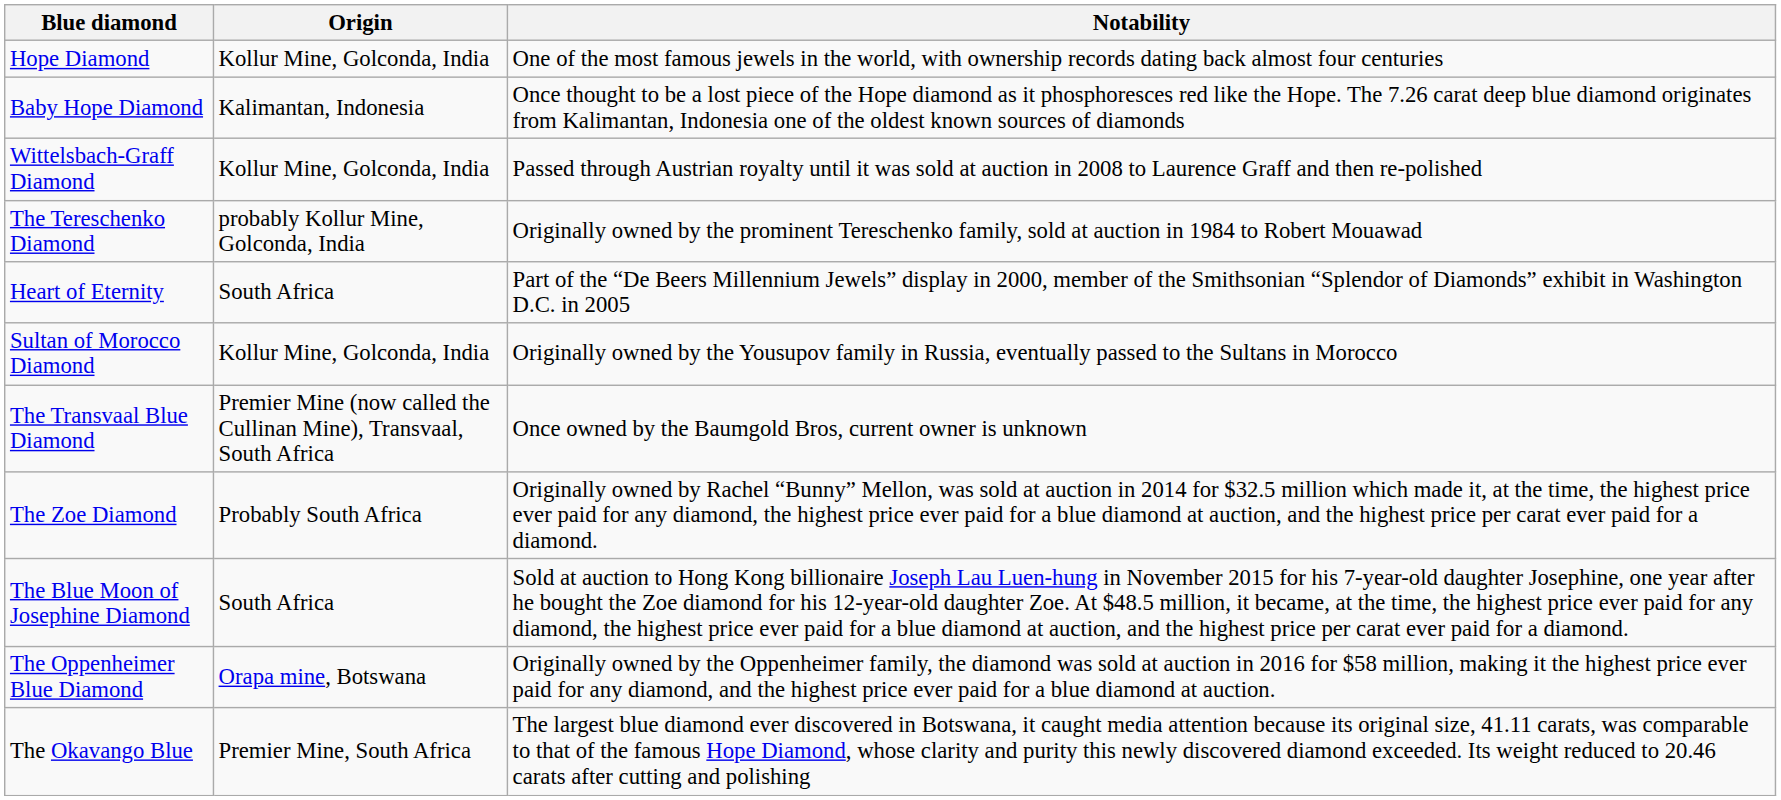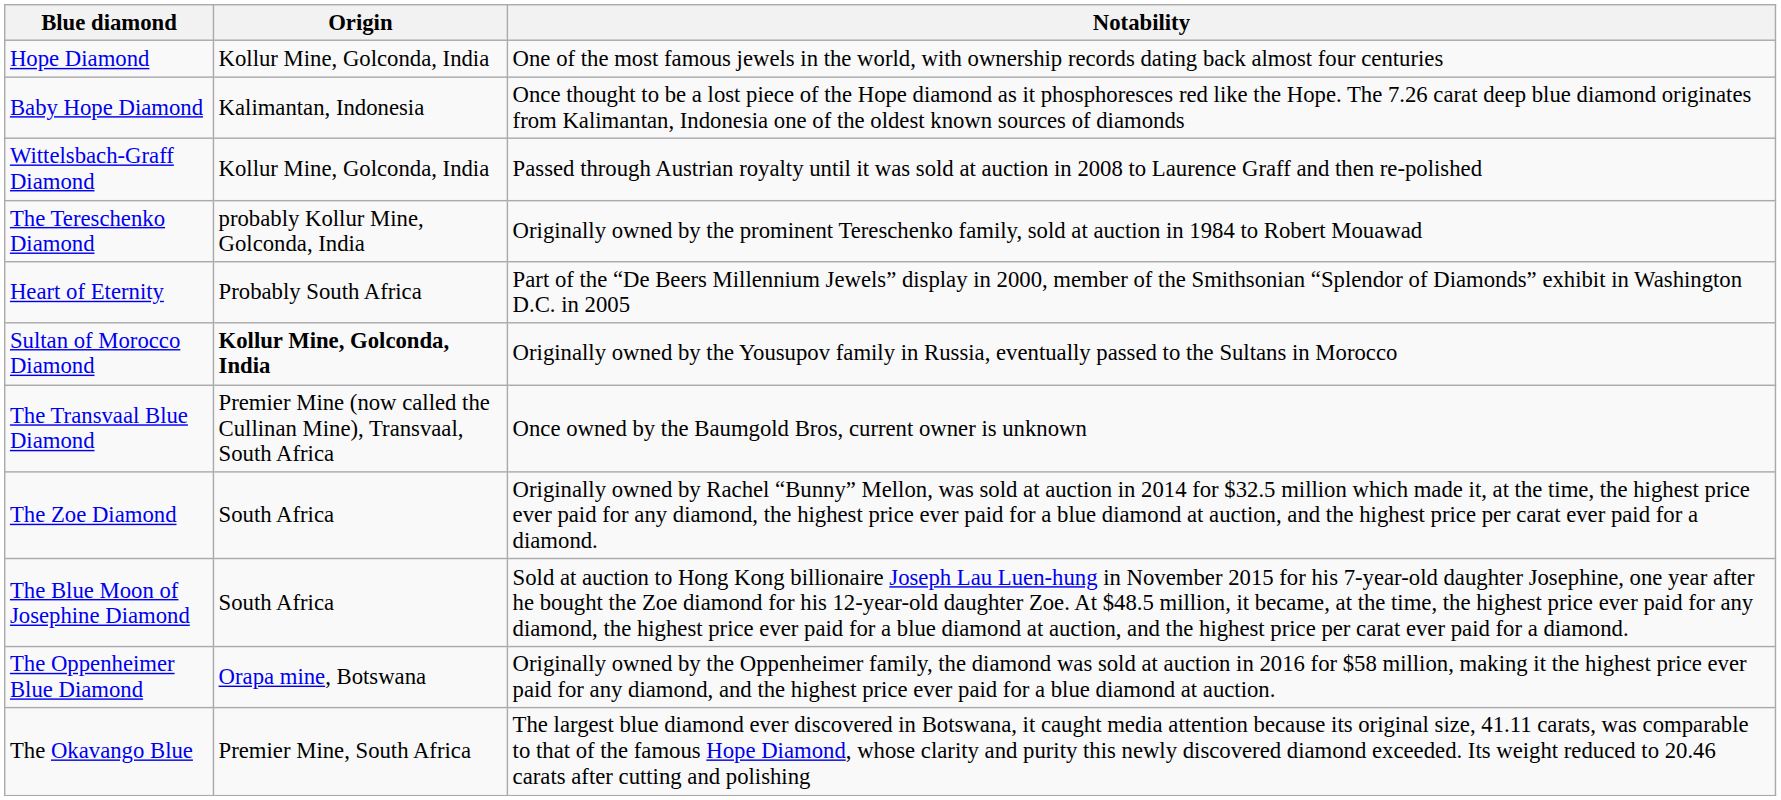(276, 292) South Africa -> (320, 292) Probably South Africa
(354, 353) normal -> (334, 353) bold
(320, 515) Probably South Africa -> (276, 515) South Africa
